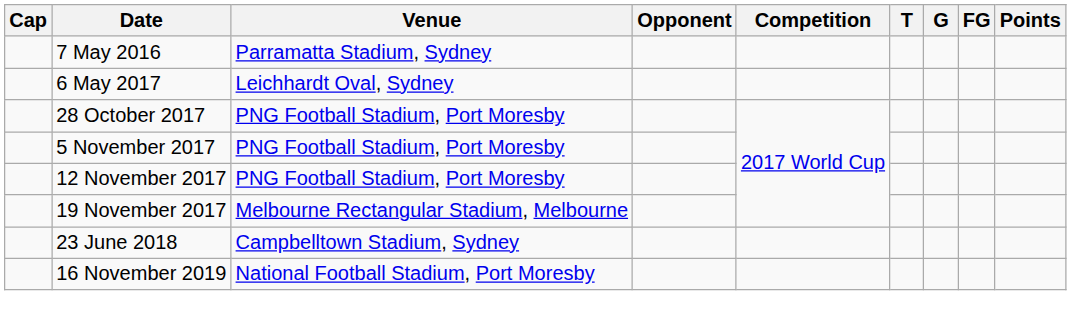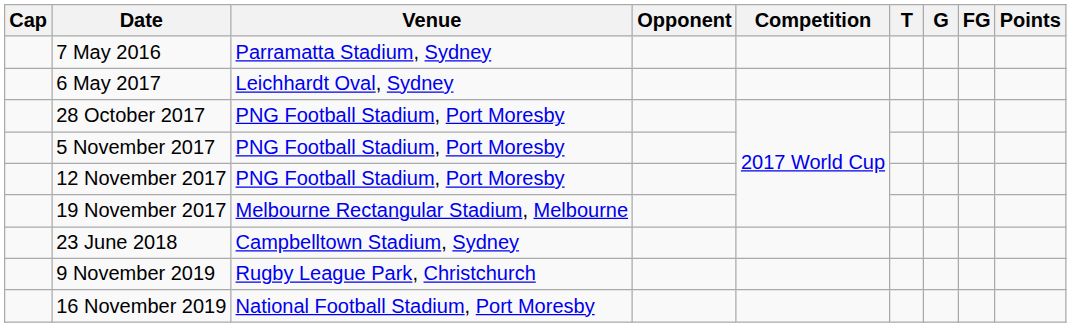+ row: (136, 274)
